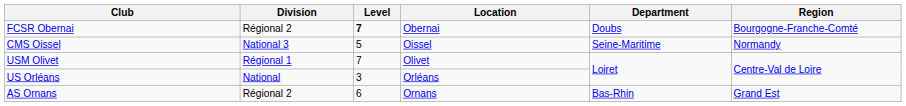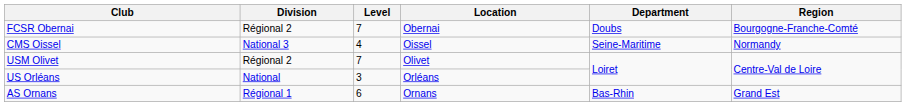(359, 29) bold -> (359, 29) normal
(359, 45) 5 -> (359, 45) 4
(267, 61) Régional 1 -> (267, 61) Régional 2
(267, 94) Régional 2 -> (267, 94) Régional 1
